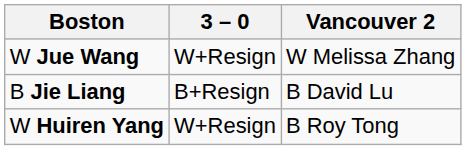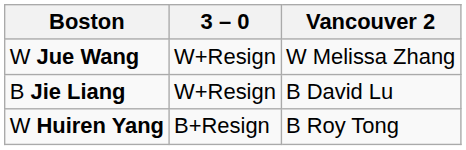(222, 91) B+Resign -> (225, 91) W+Resign
(225, 126) W+Resign -> (222, 126) B+Resign
